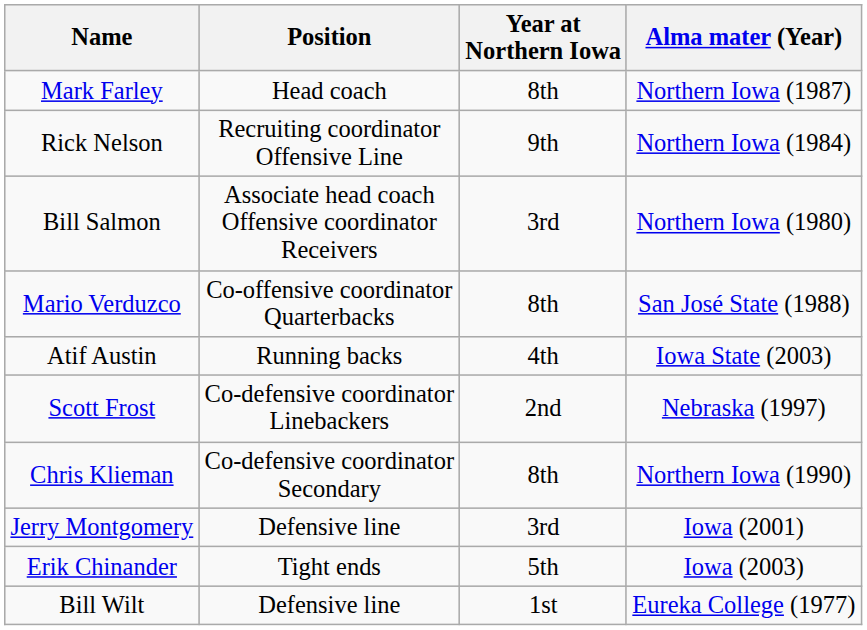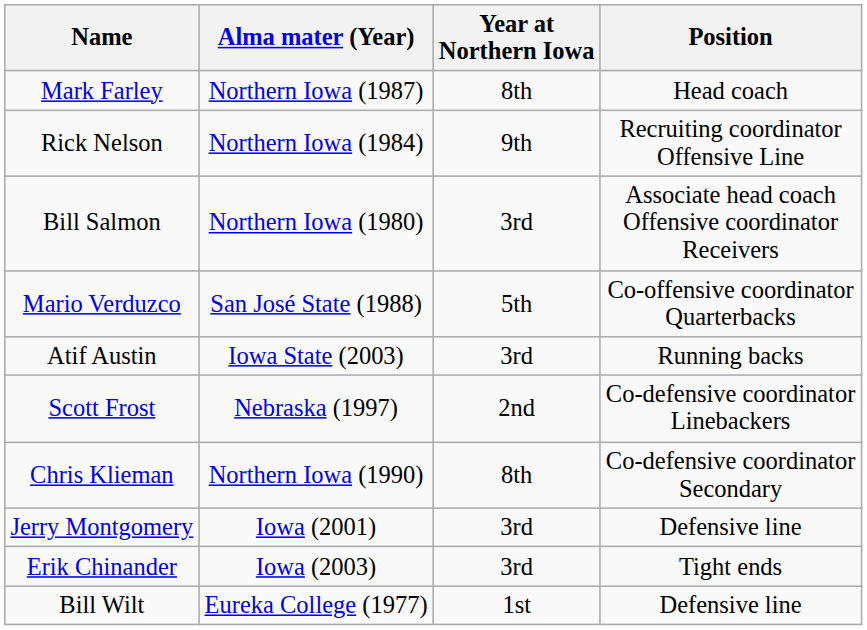columns swapped: (329, 37) <-> (744, 37)
(543, 303) 8th -> (517, 303) 5th
(543, 355) 4th -> (517, 355) 3rd
(543, 566) 5th -> (517, 566) 3rd
